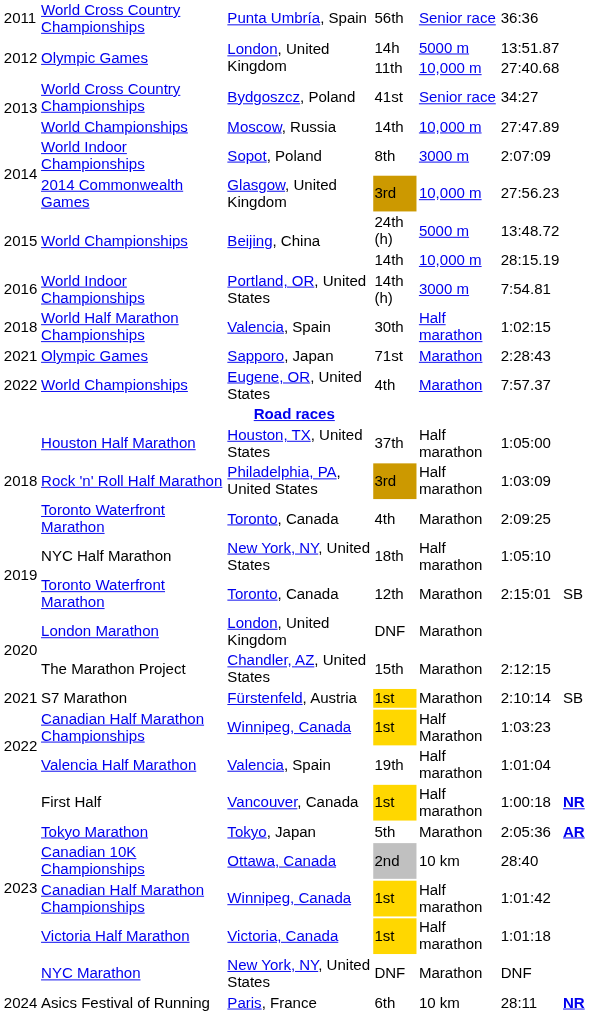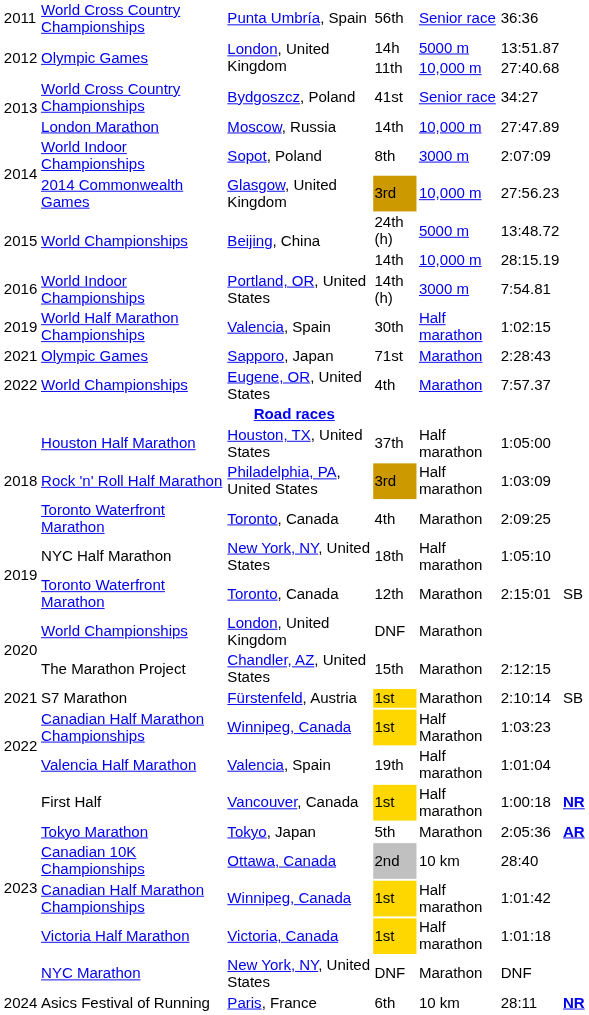(114, 126) World Championships -> (100, 126) London Marathon
(21, 327) 2018 -> (21, 327) 2019
(100, 631) London Marathon -> (114, 631) World Championships
